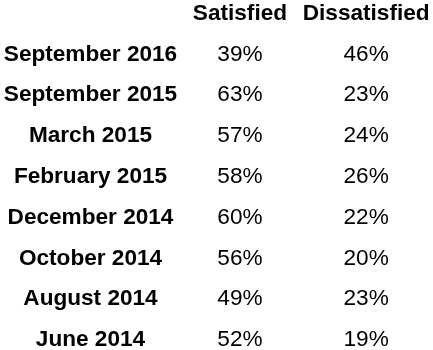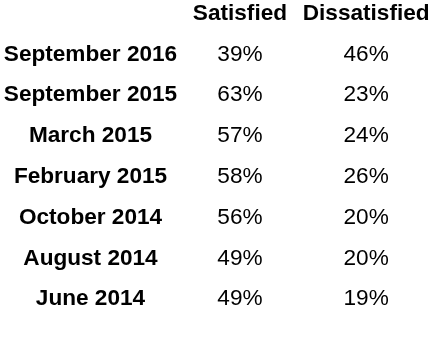- row: (91, 216)
(366, 297) 23% -> (366, 256) 20%
(240, 338) 52% -> (240, 297) 49%
